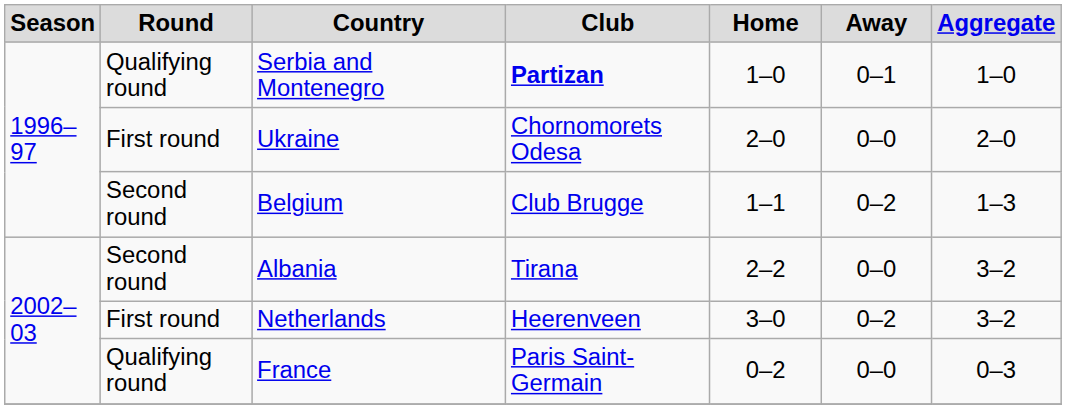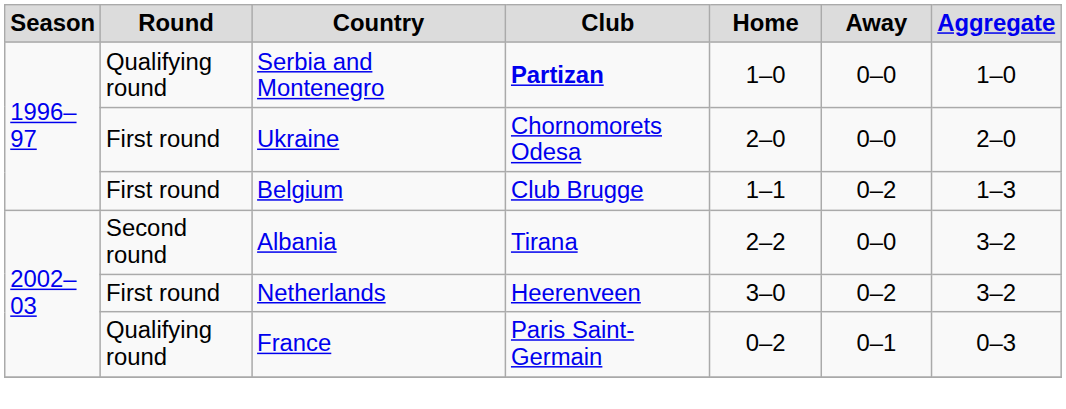(876, 74) 0–1 -> (876, 74) 0–0
(146, 203) Second round -> (163, 190) First round
(876, 370) 0–0 -> (876, 344) 0–1
